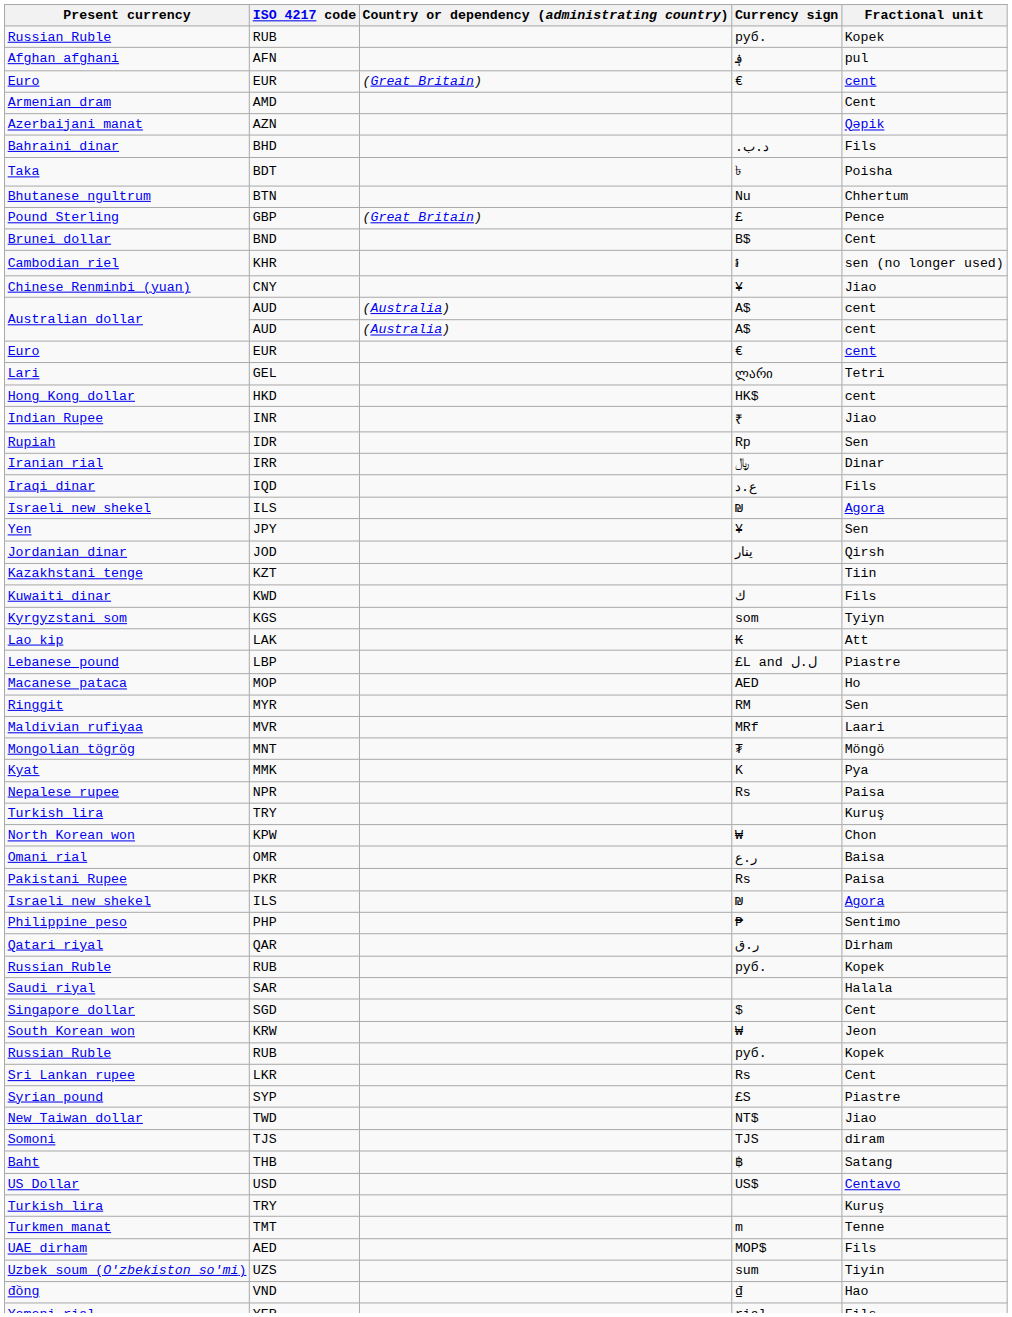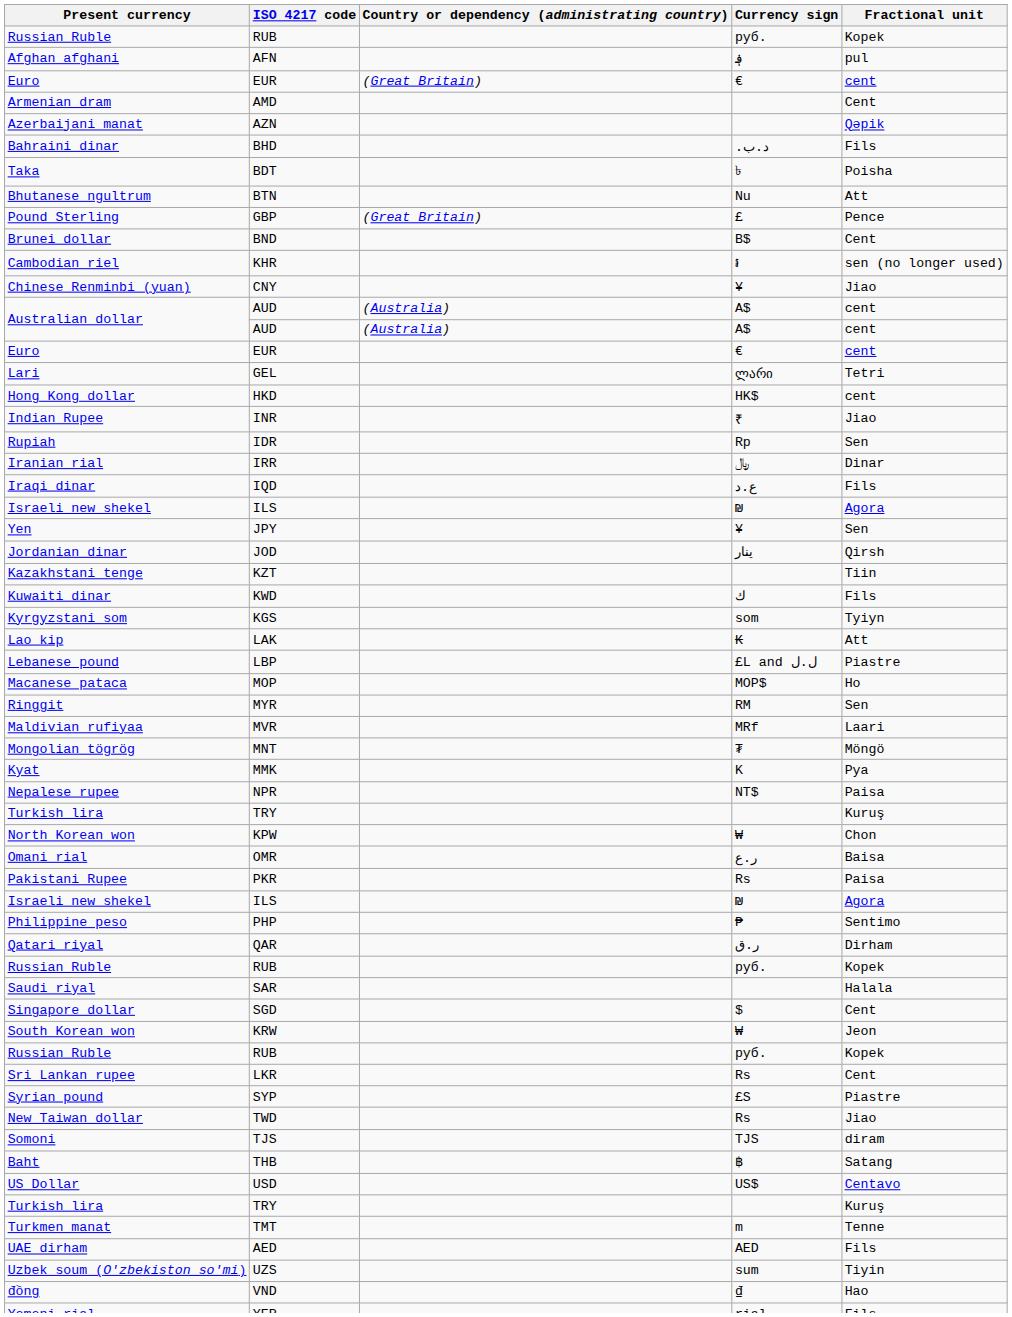(876, 196) Chhertum -> (857, 196) Att
(747, 684) AED -> (751, 684) MOP$
(743, 792) Rs -> (747, 792) NT$
(747, 1118) NT$ -> (743, 1118) Rs
(751, 1249) MOP$ -> (747, 1249) AED
